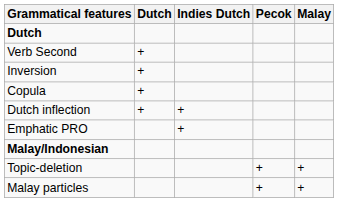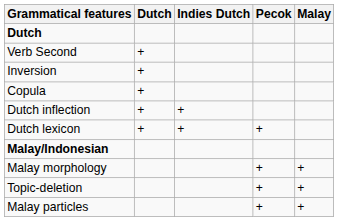+ row: (44, 129)
- row: (47, 129)
+ row: (57, 168)
